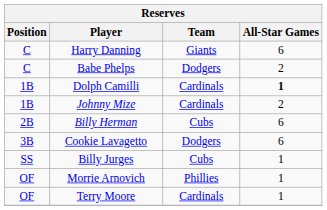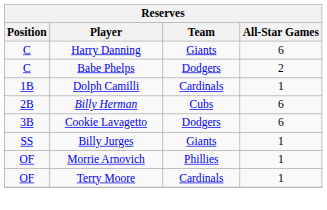(281, 86) bold -> (281, 86) normal
- row: (106, 104)
(201, 159) Cubs -> (201, 141) Giants
